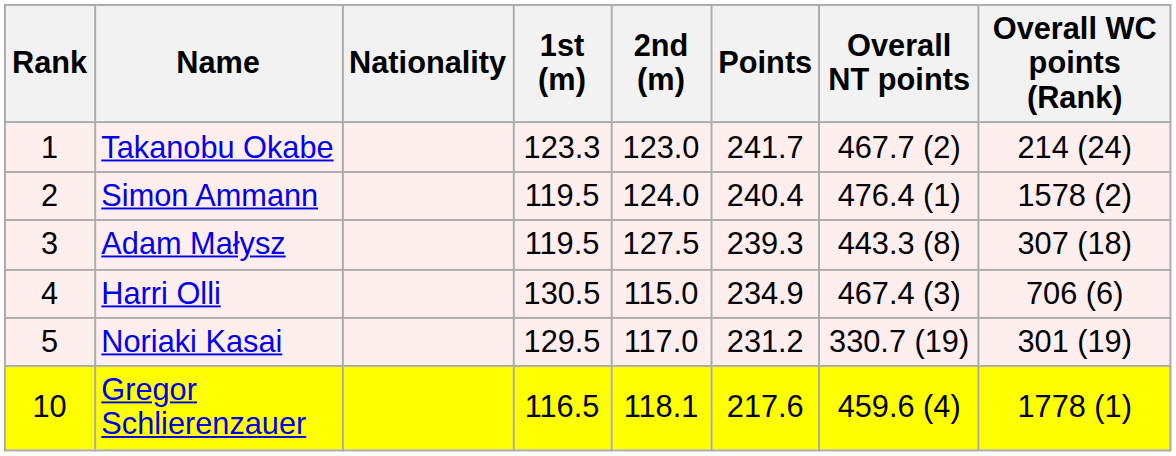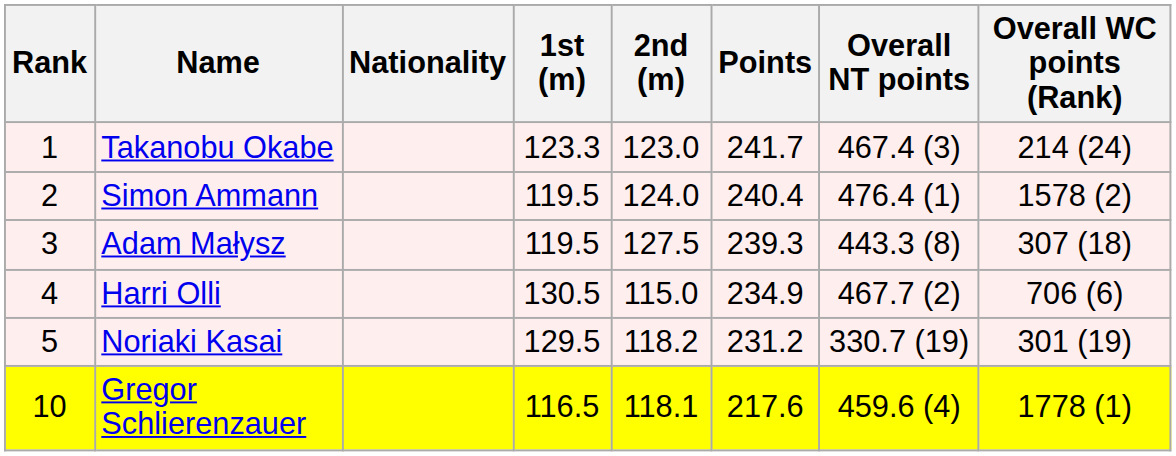(899, 146) 467.7 (2) -> (899, 146) 467.4 (3)
(899, 292) 467.4 (3) -> (899, 292) 467.7 (2)
(661, 341) 117.0 -> (661, 341) 118.2
